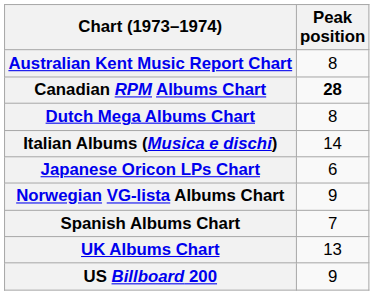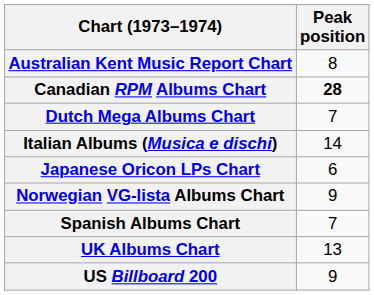(333, 116) 8 -> (333, 116) 7
